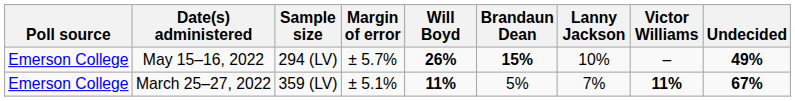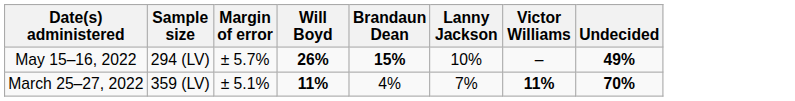- column: (68, 35)
(517, 84) 5% -> (390, 84) 4%
(747, 84) 67% -> (619, 84) 70%
